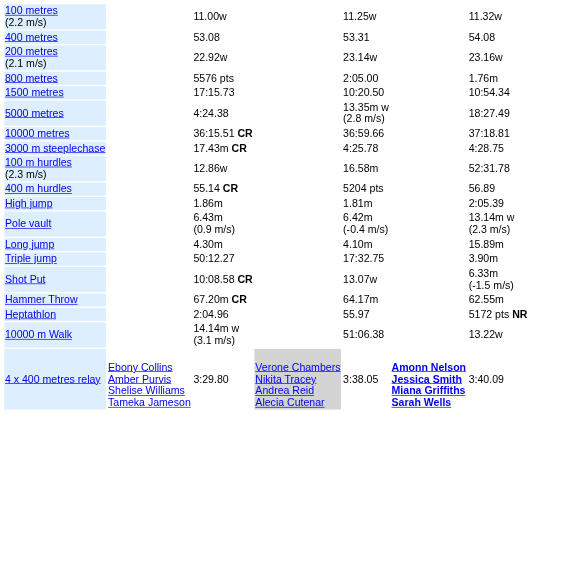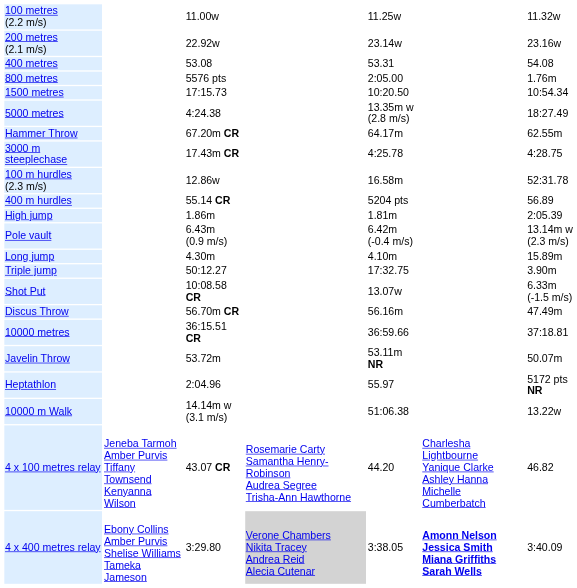rows swapped: (31, 57) <-> (31, 37)
rows swapped: (37, 133) <-> (41, 300)
+ row: (37, 312)
+ row: (37, 358)
+ row: (53, 467)
